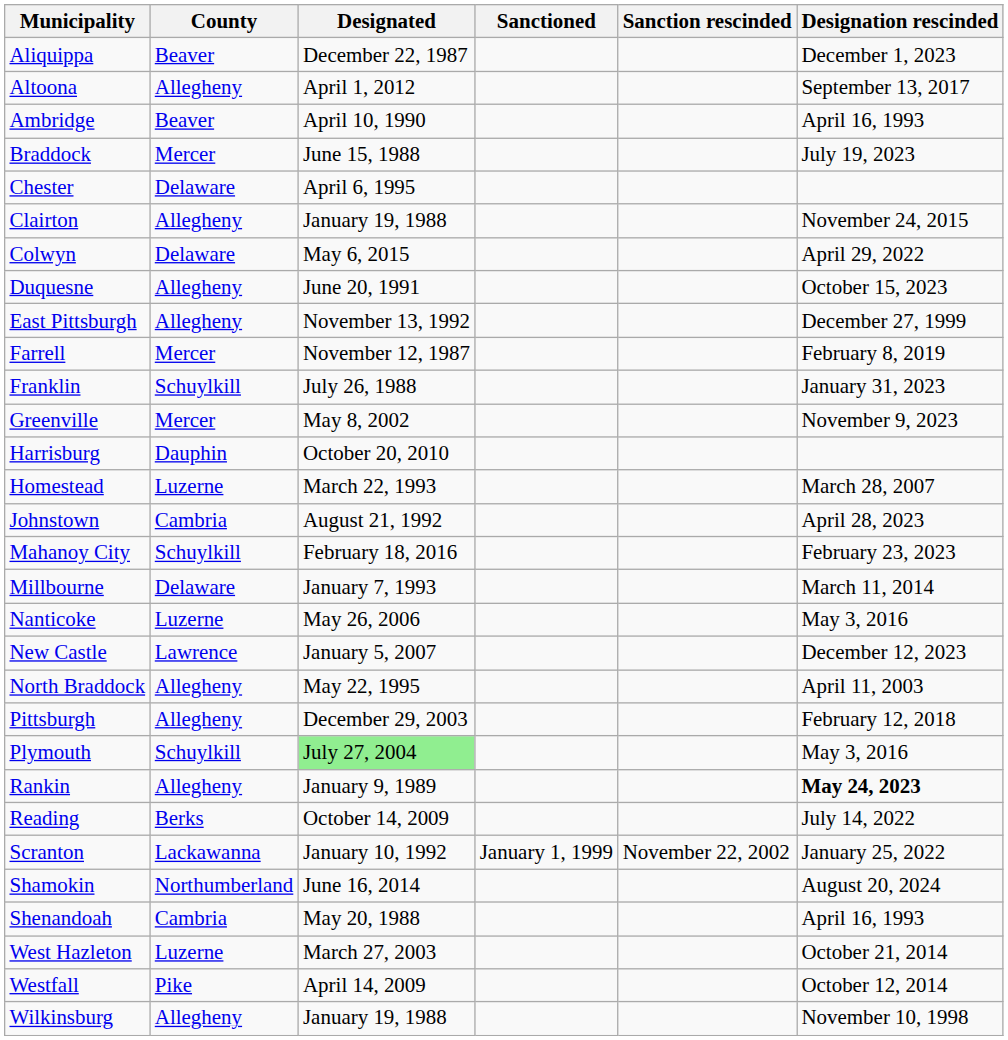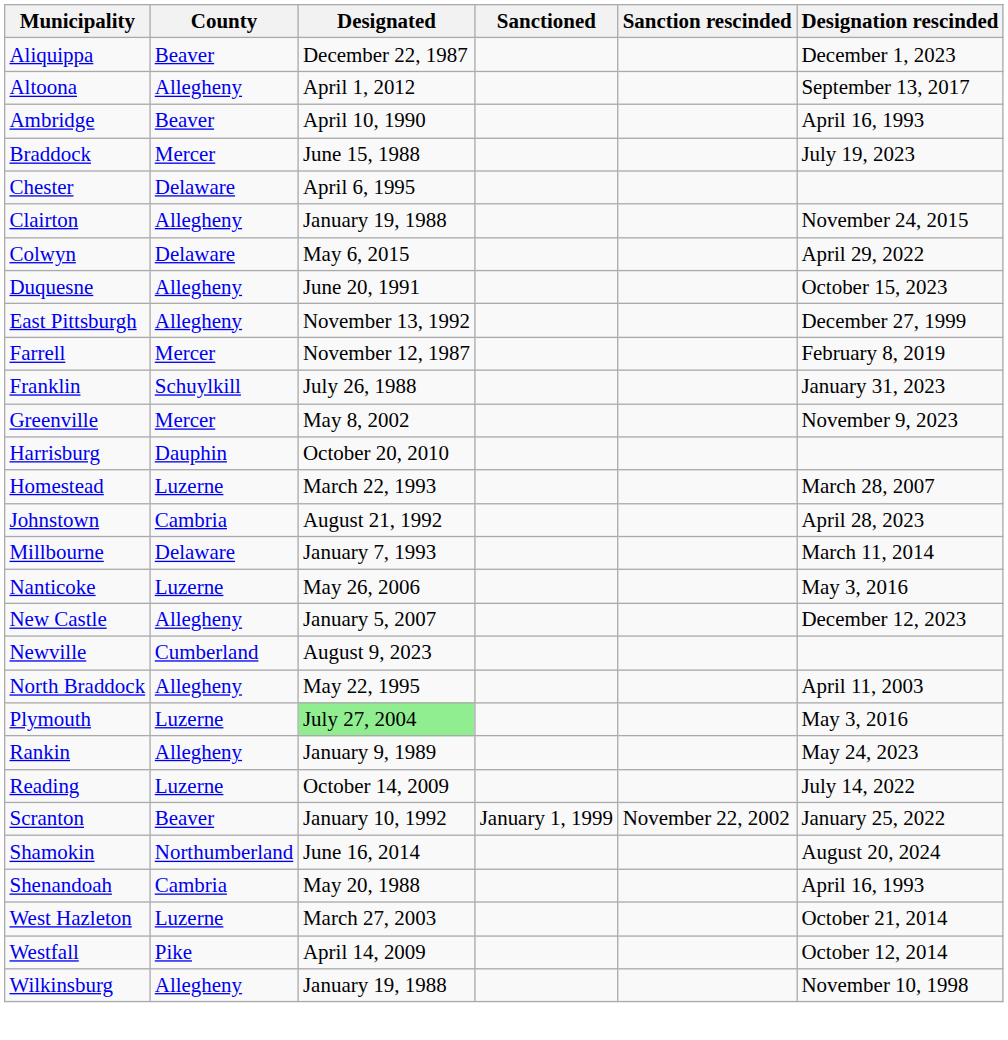- row: (70, 552)
(196, 652) Lawrence -> (198, 619) Allegheny
+ row: (48, 652)
- row: (52, 719)
(198, 752) Schuylkill -> (189, 719) Luzerne
(861, 785) bold -> (860, 752) normal
(179, 818) Berks -> (189, 785) Luzerne
(208, 852) Lackawanna -> (184, 818) Beaver
